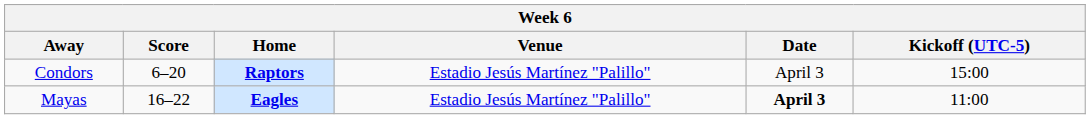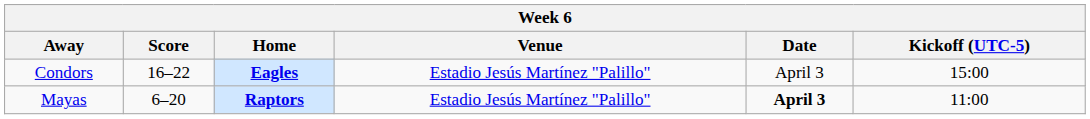(169, 72) 6–20 -> (169, 72) 16–22
(274, 72) Raptors -> (274, 72) Eagles
(169, 99) 16–22 -> (169, 99) 6–20
(274, 99) Eagles -> (274, 99) Raptors
